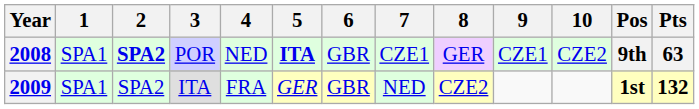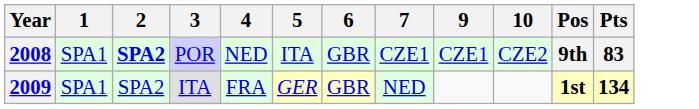- column: (464, 20)
(297, 53) bold -> (297, 53) normal
(673, 53) 63 -> (614, 53) 83
(673, 86) 132 -> (614, 86) 134
